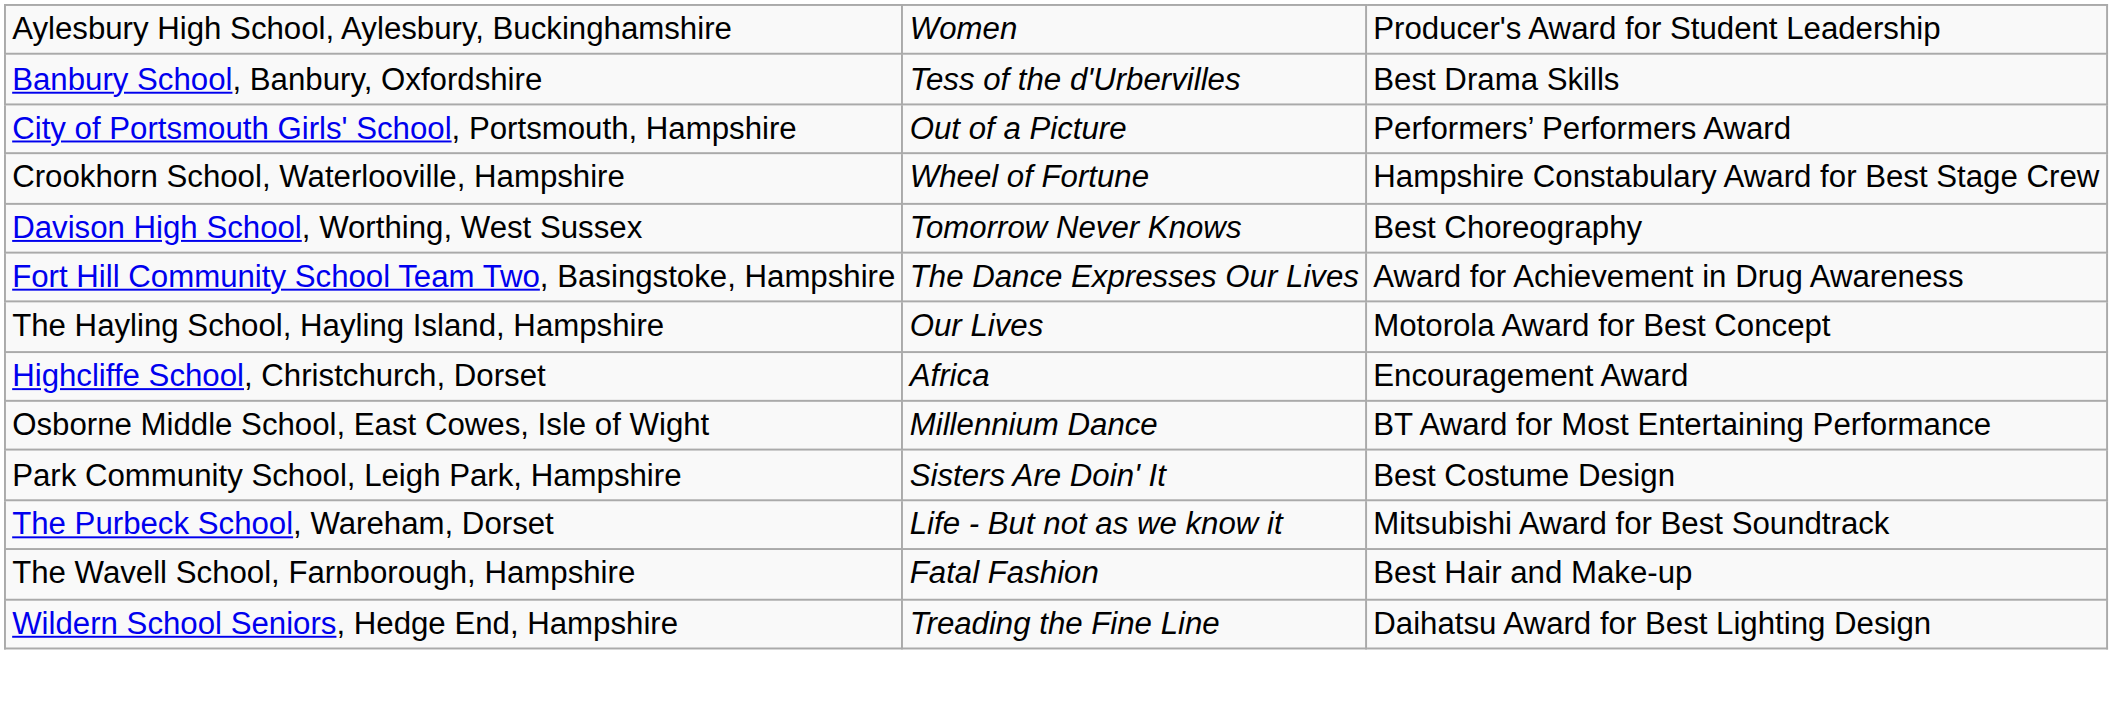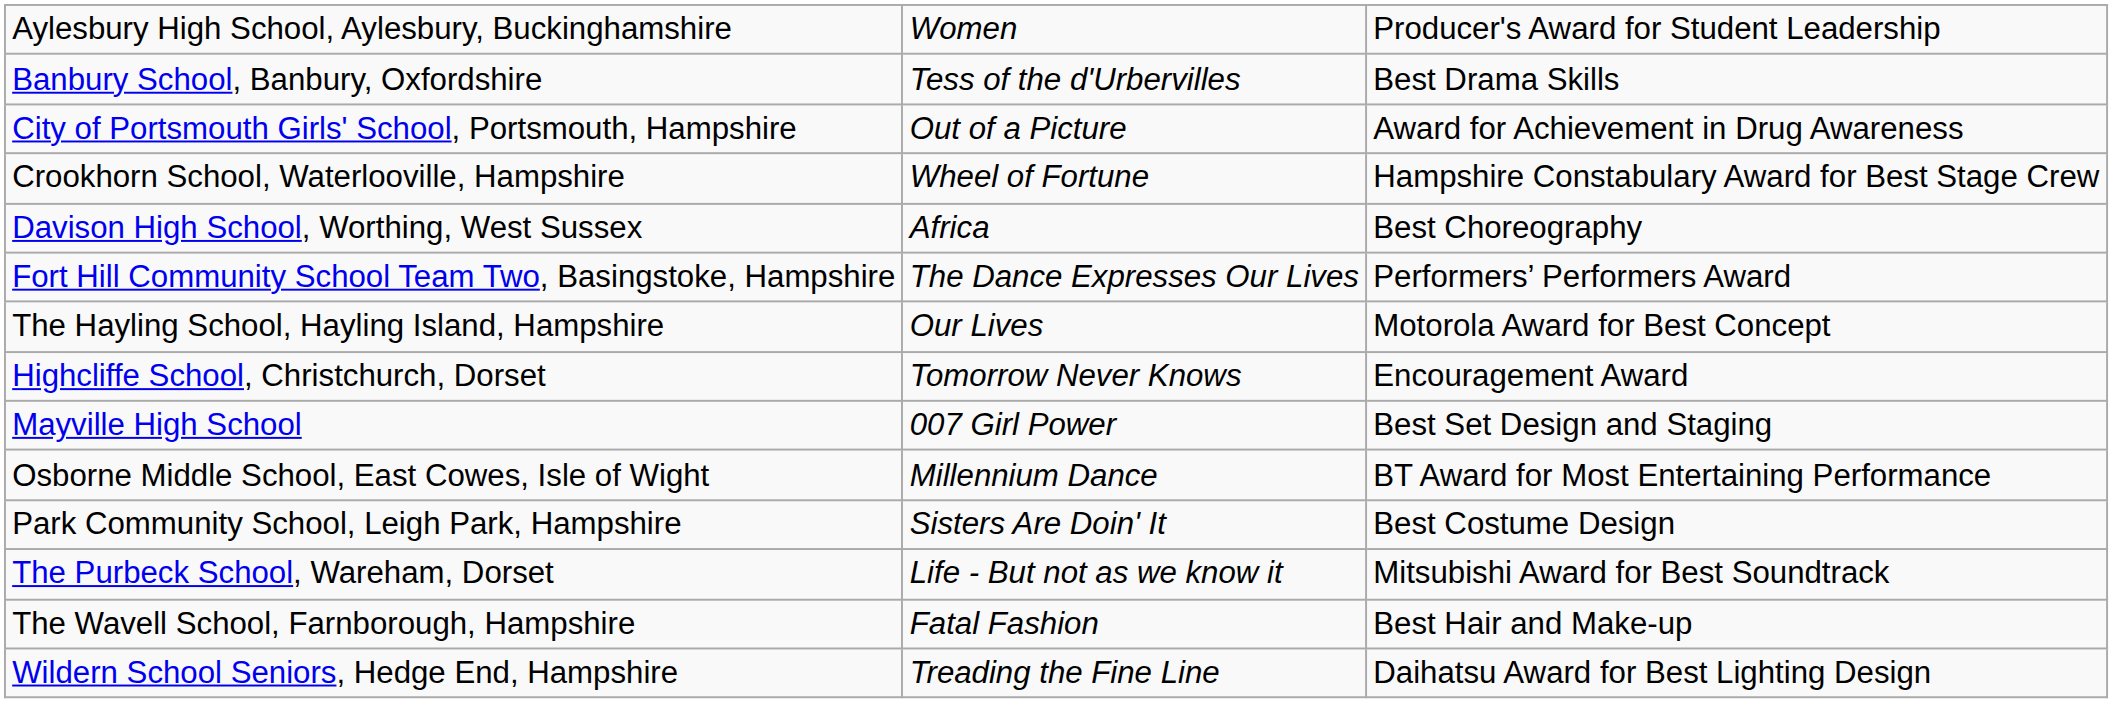(1582, 128) Performers’ Performers Award -> (1668, 128) Award for Achievement in Drug Awareness
(1076, 227) Tomorrow Never Knows -> (950, 227) Africa
(1668, 276) Award for Achievement in Drug Awareness -> (1582, 276) Performers’ Performers Award
(950, 375) Africa -> (1076, 375) Tomorrow Never Knows
+ row: (157, 425)
